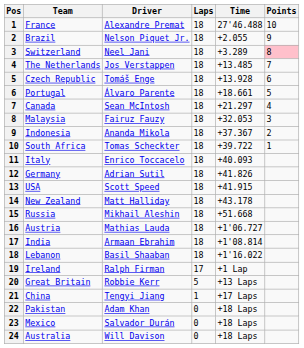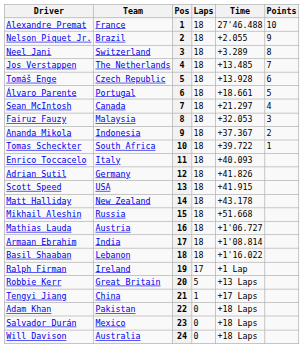columns swapped: (14, 11) <-> (147, 11)
(269, 52) pink background -> (269, 52) no background
